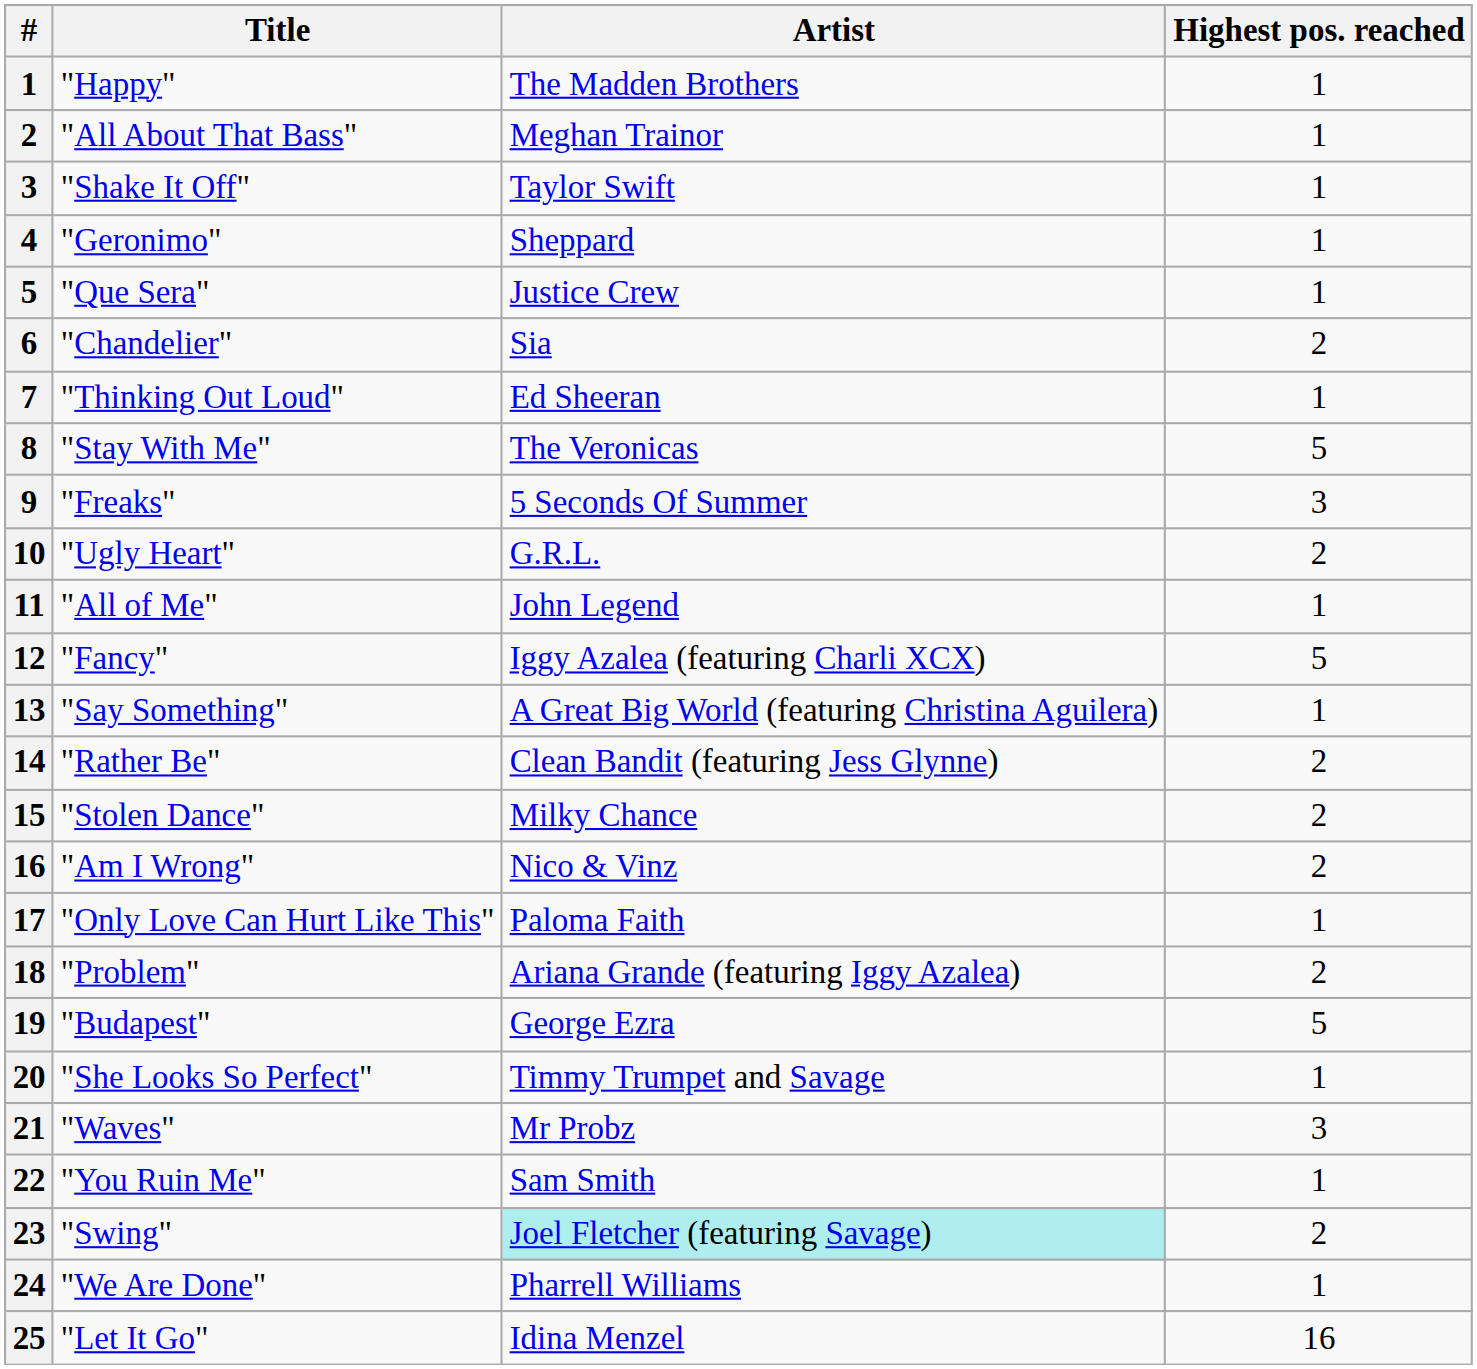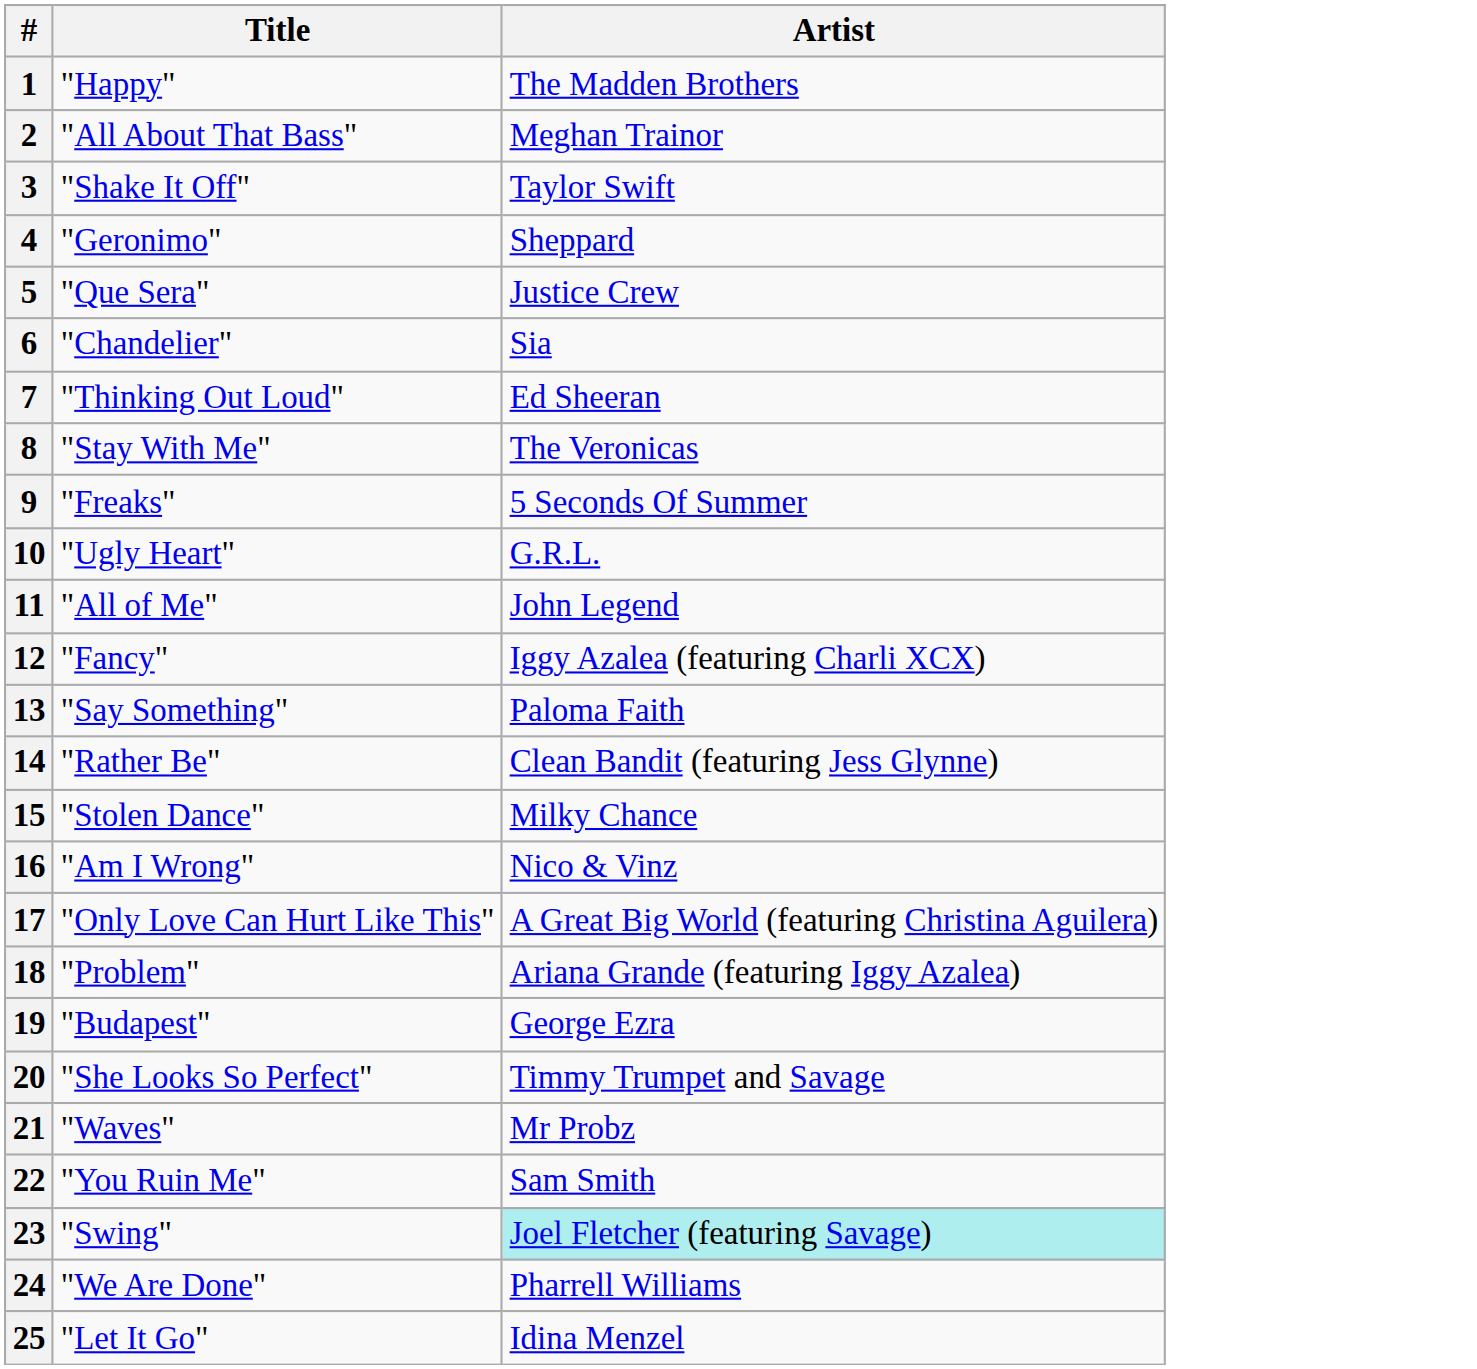- column: (1319, 30)
(834, 710) A Great Big World (featuring Christina Aguilera) -> (597, 710) Paloma Faith
(597, 919) Paloma Faith -> (834, 919) A Great Big World (featuring Christina Aguilera)
